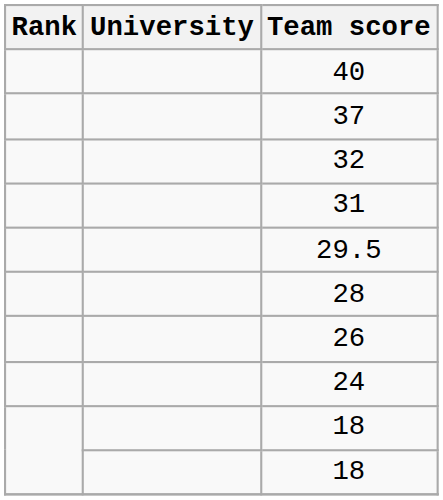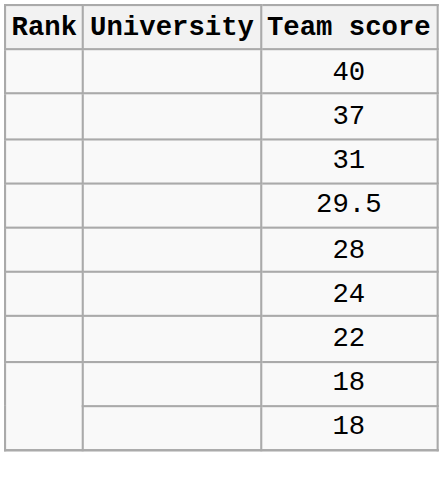- row: (44, 161)
- row: (44, 339)
+ row: (44, 339)
